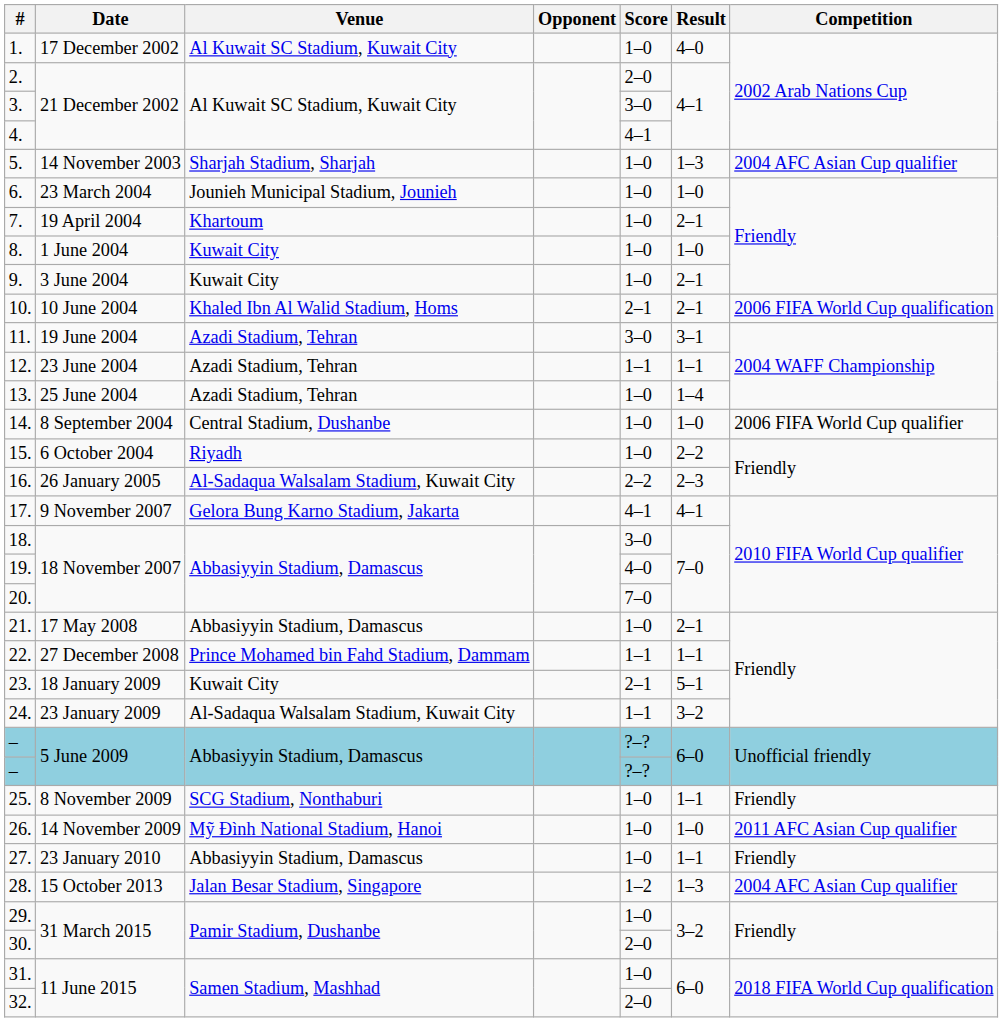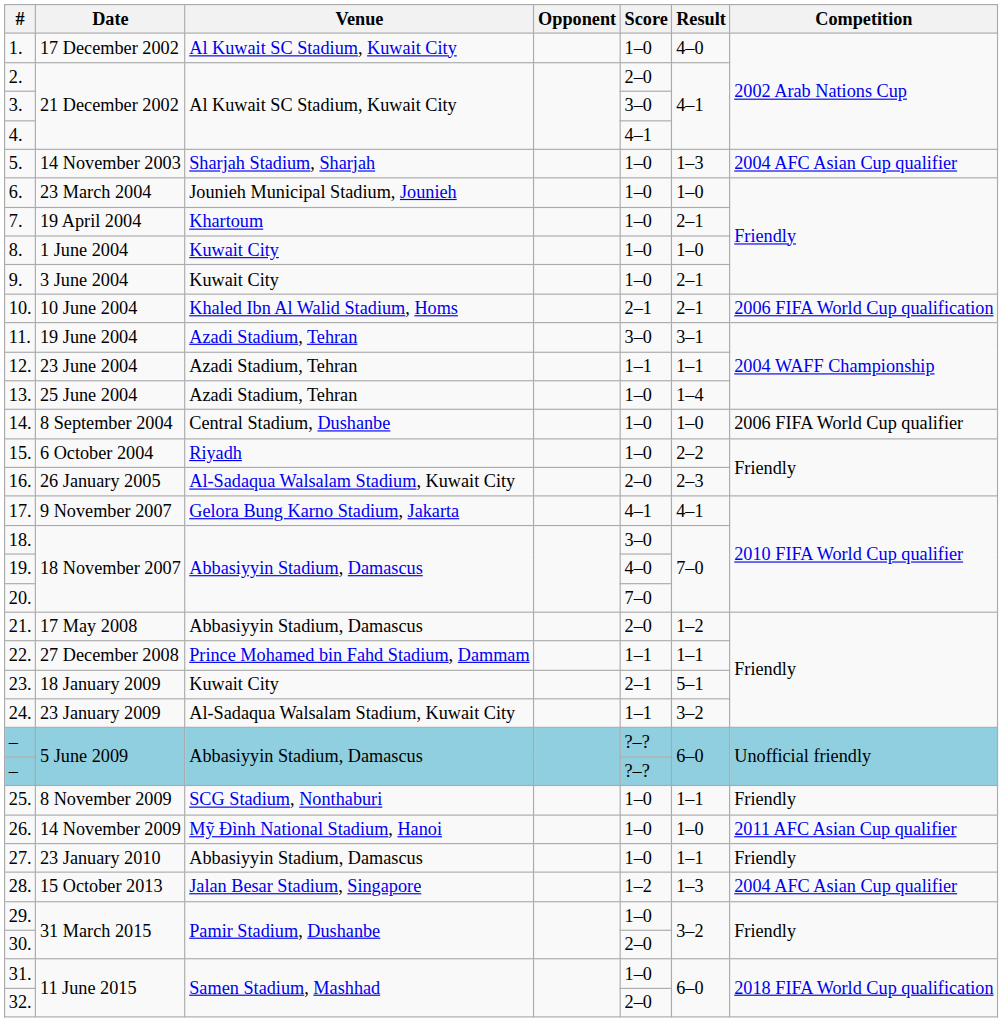(638, 481) 2–2 -> (638, 481) 2–0
(638, 626) 1–0 -> (638, 626) 2–0
(690, 626) 2–1 -> (690, 626) 1–2
